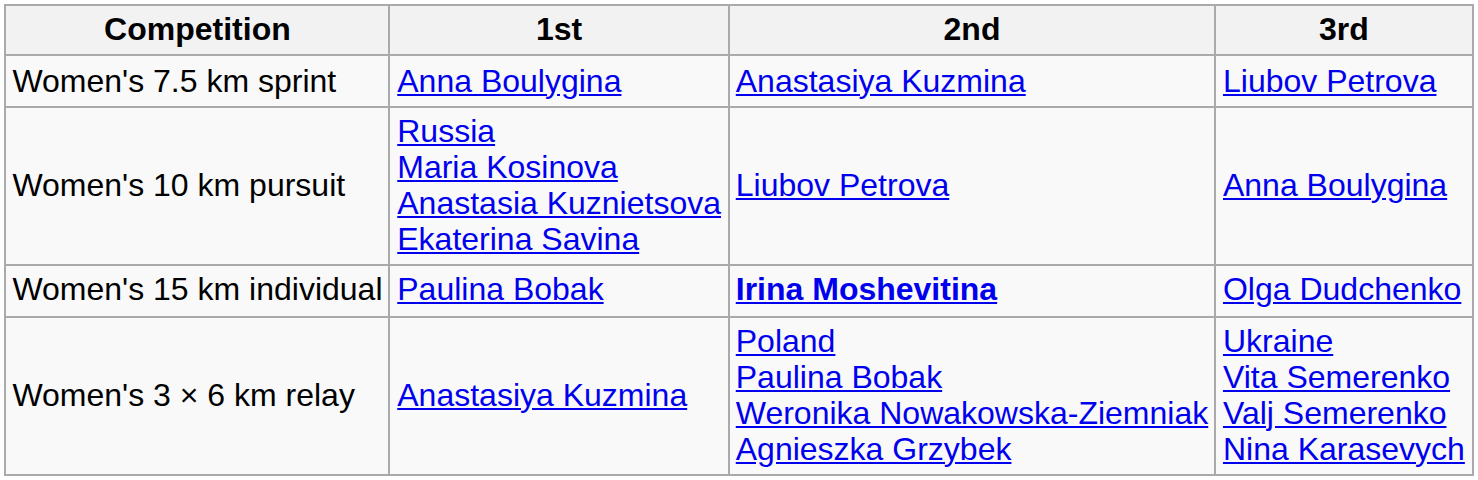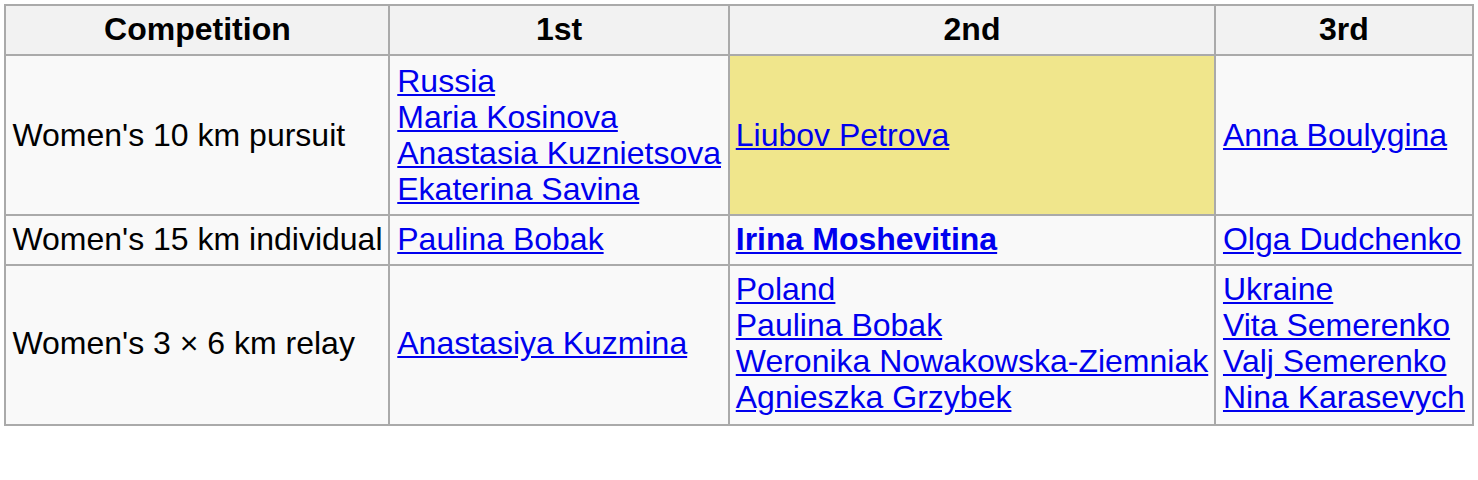- row: (174, 80)
(842, 185) no background -> (842, 134) khaki background
